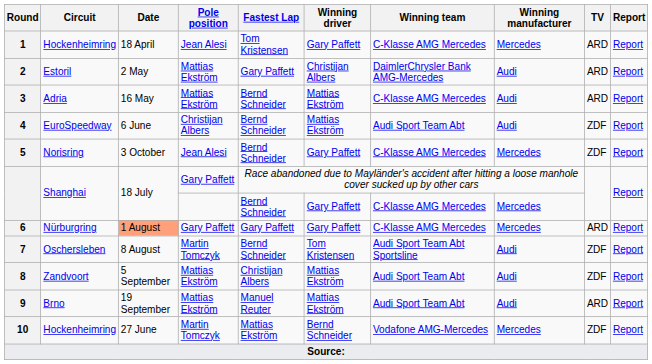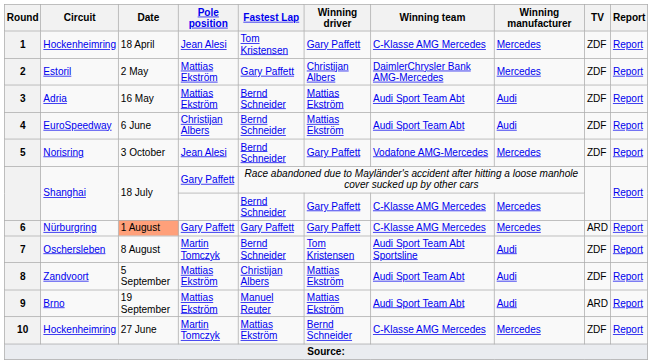(598, 44) ARD -> (597, 44) ZDF
(507, 71) Audi -> (519, 71) Mercedes
(598, 71) ARD -> (597, 71) ZDF
(429, 98) C-Klasse AMG Mercedes -> (419, 98) Audi Sport Team Abt
(598, 98) ARD -> (597, 98) ZDF
(429, 152) C-Klasse AMG Mercedes -> (431, 152) Vodafone AMG-Mercedes
(431, 330) Vodafone AMG-Mercedes -> (429, 330) C-Klasse AMG Mercedes
